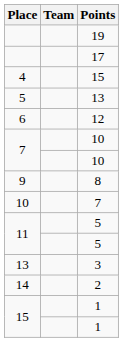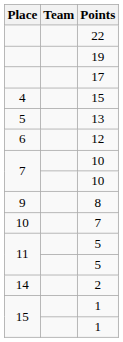+ row: (22, 36)
- row: (22, 264)
